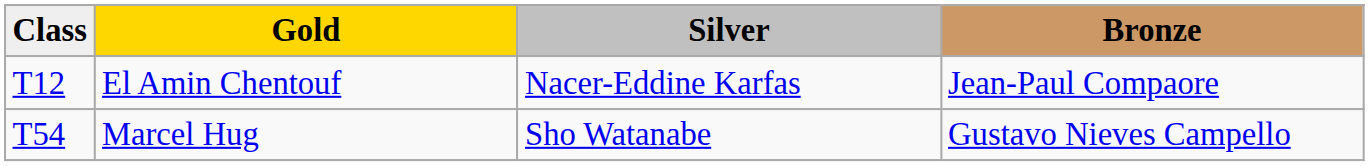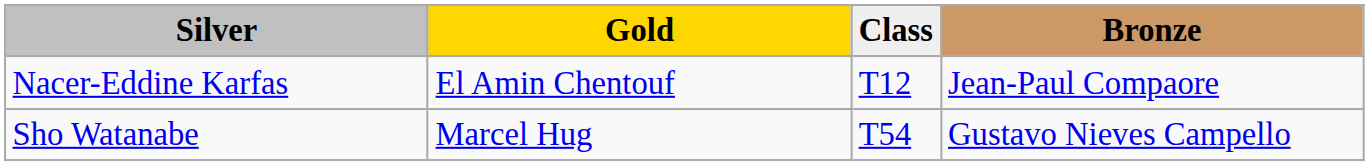columns swapped: (50, 30) <-> (729, 30)
